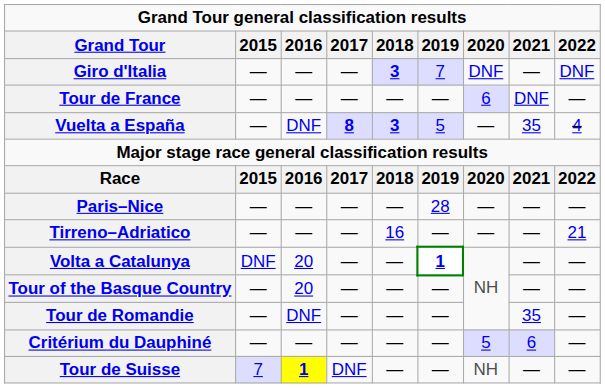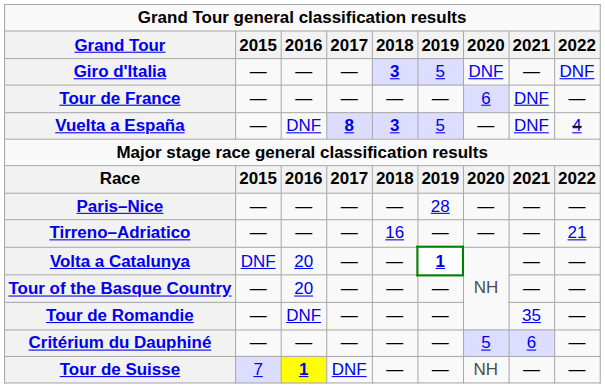(440, 71) 7 -> (440, 71) 5
(531, 125) 35 -> (531, 125) DNF
